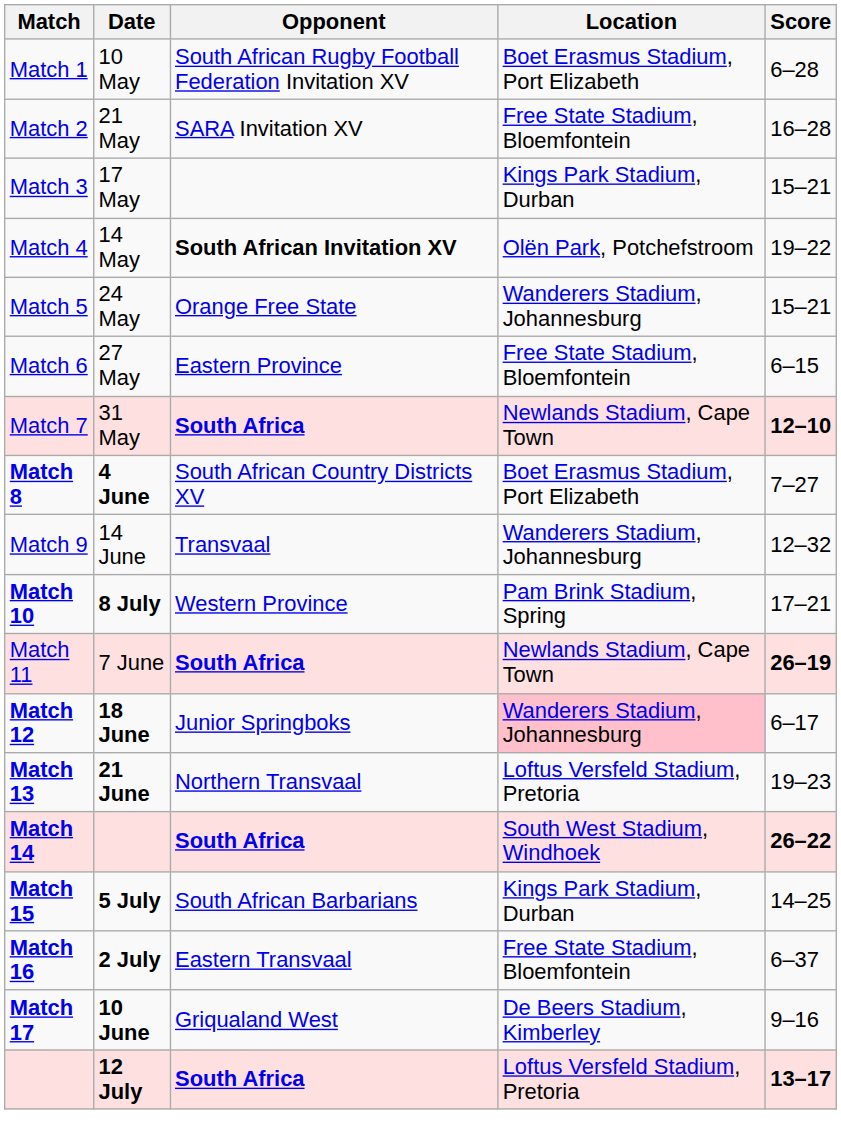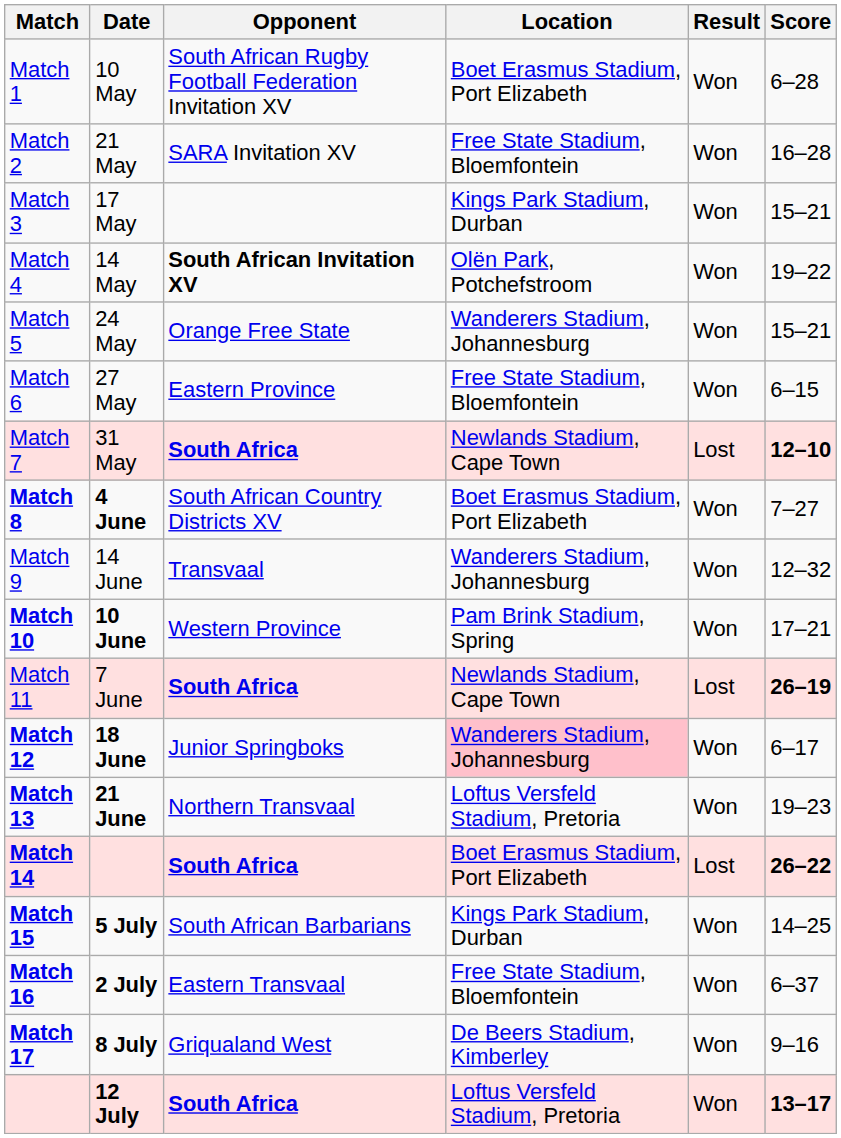+ column: (727, 21)
(130, 603) 8 July -> (121, 628) 10 June
(605, 841) South West Stadium, Windhoek -> (566, 866) Boet Erasmus Stadium, Port Elizabeth
(124, 1019) 10 June -> (126, 1044) 8 July
